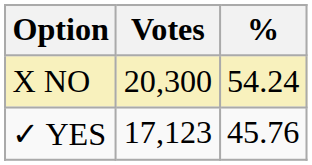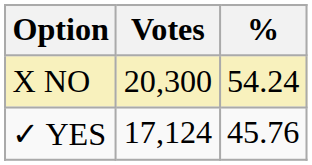(168, 133) 17,123 -> (168, 133) 17,124
